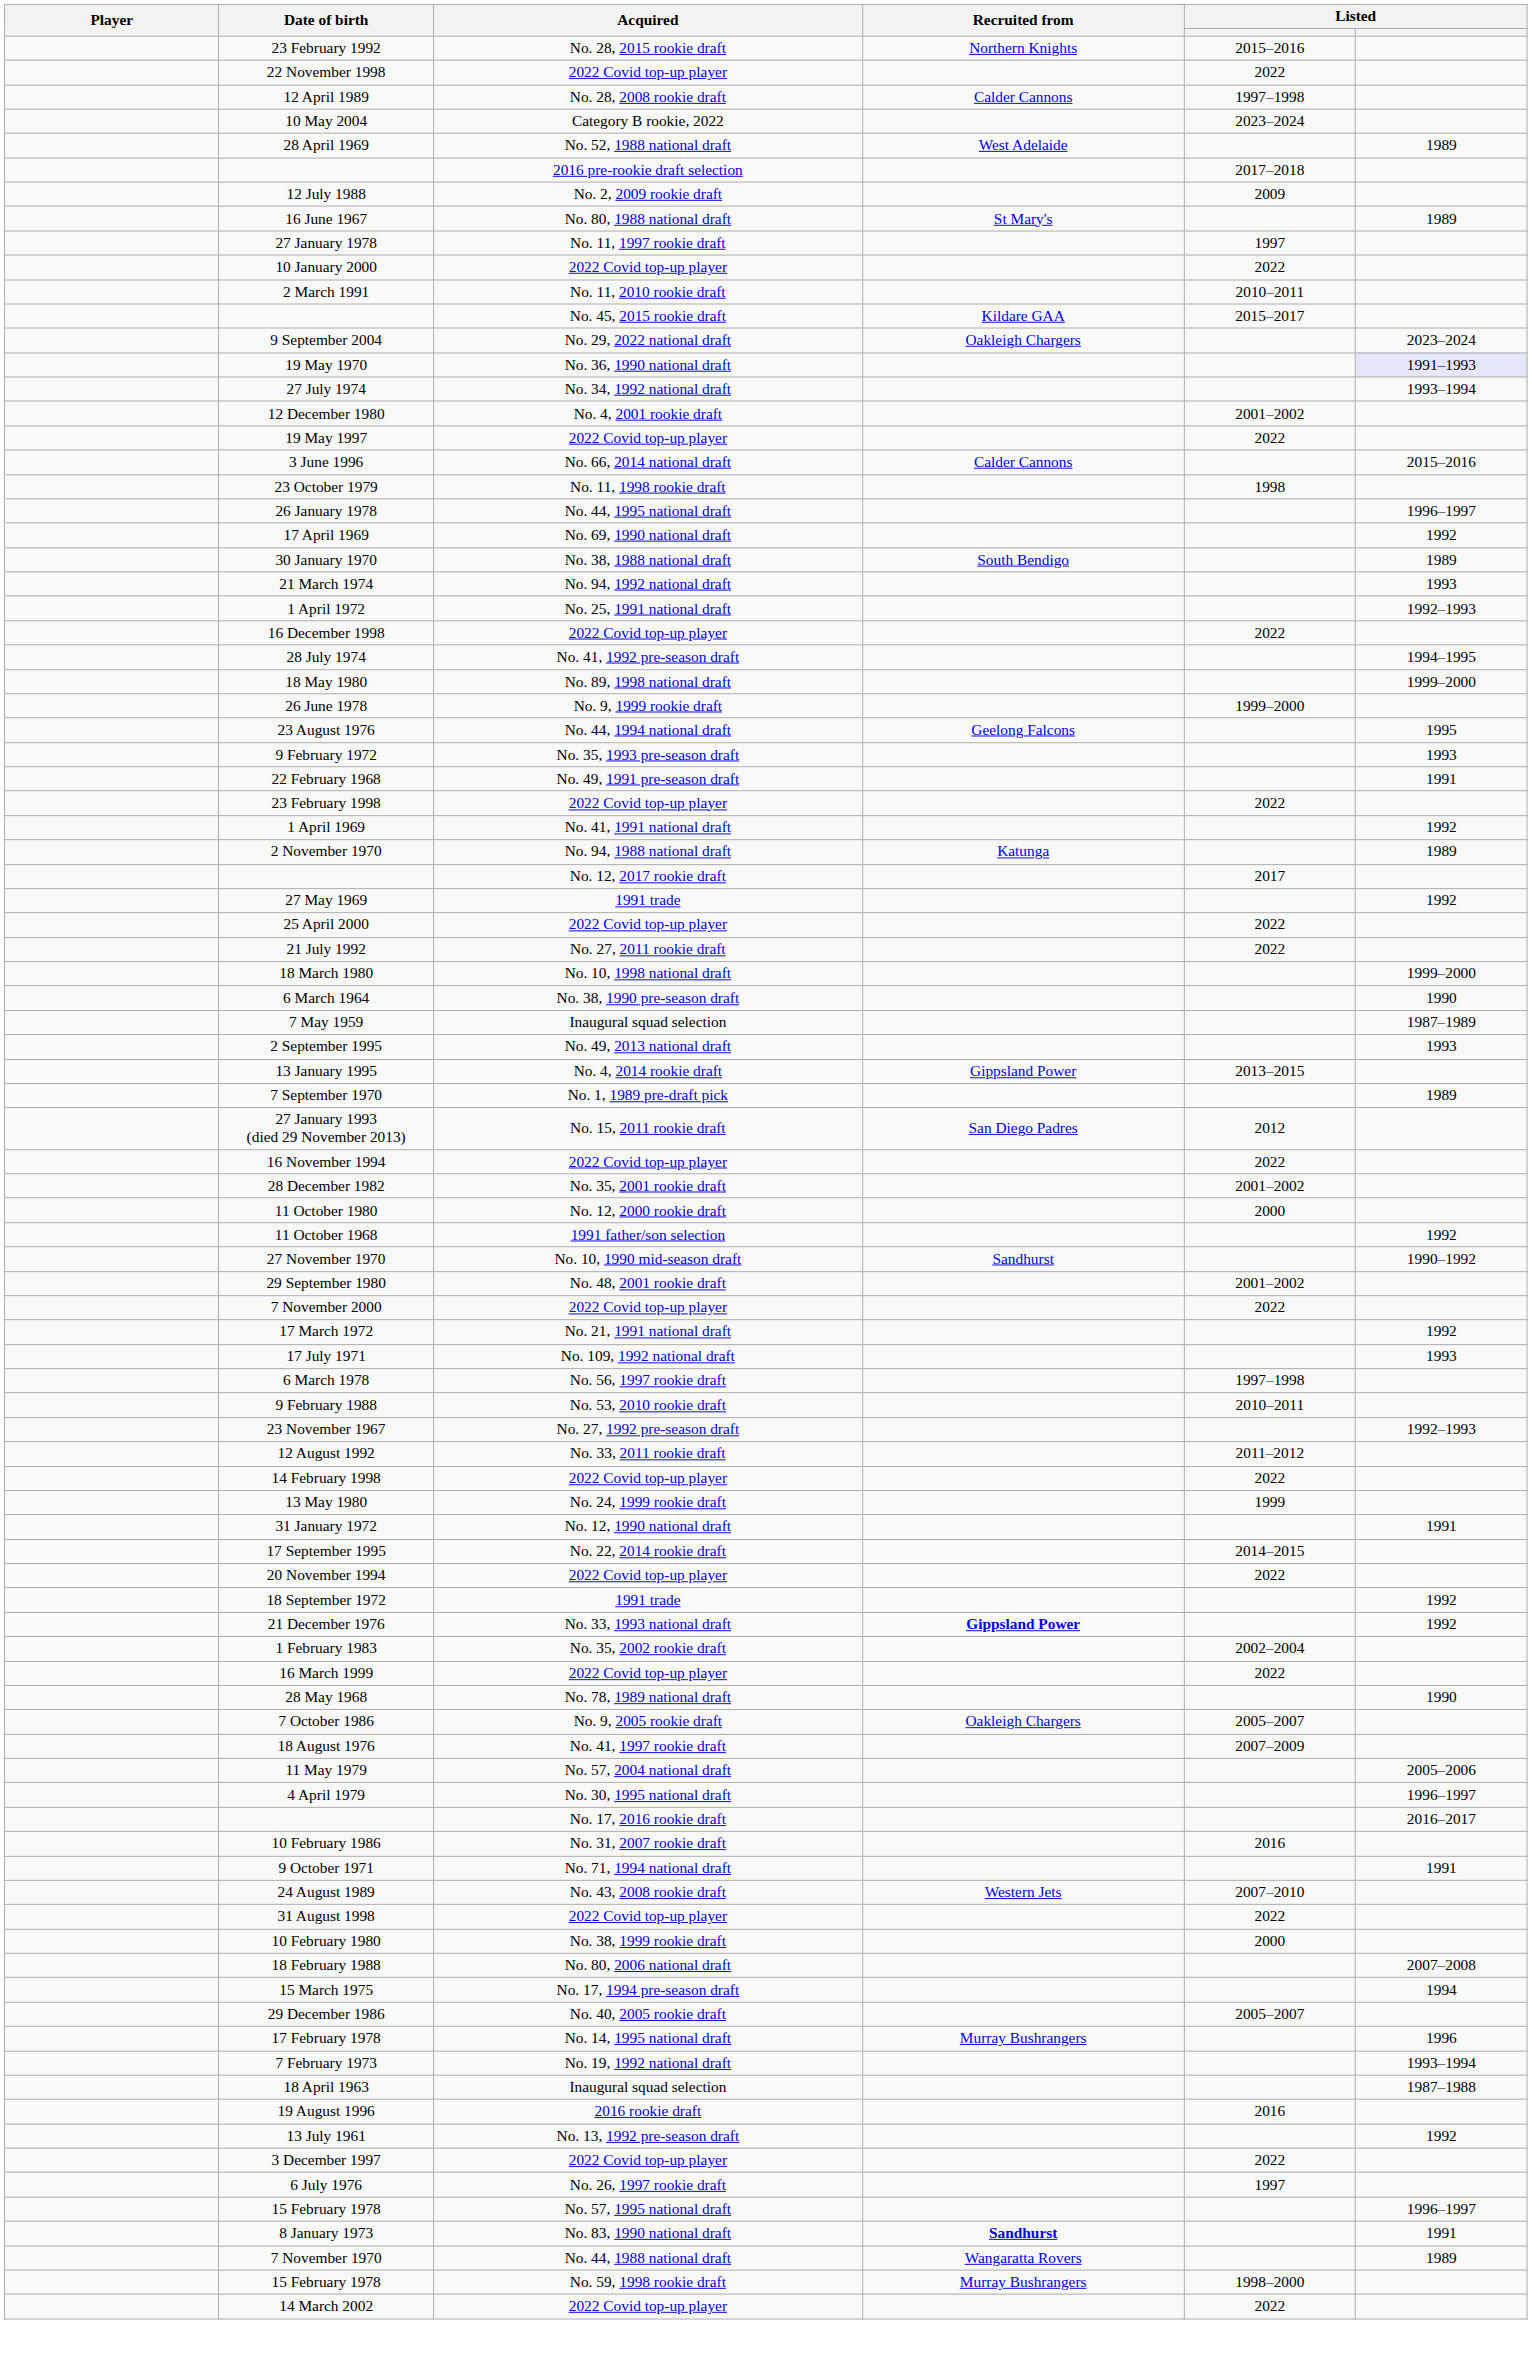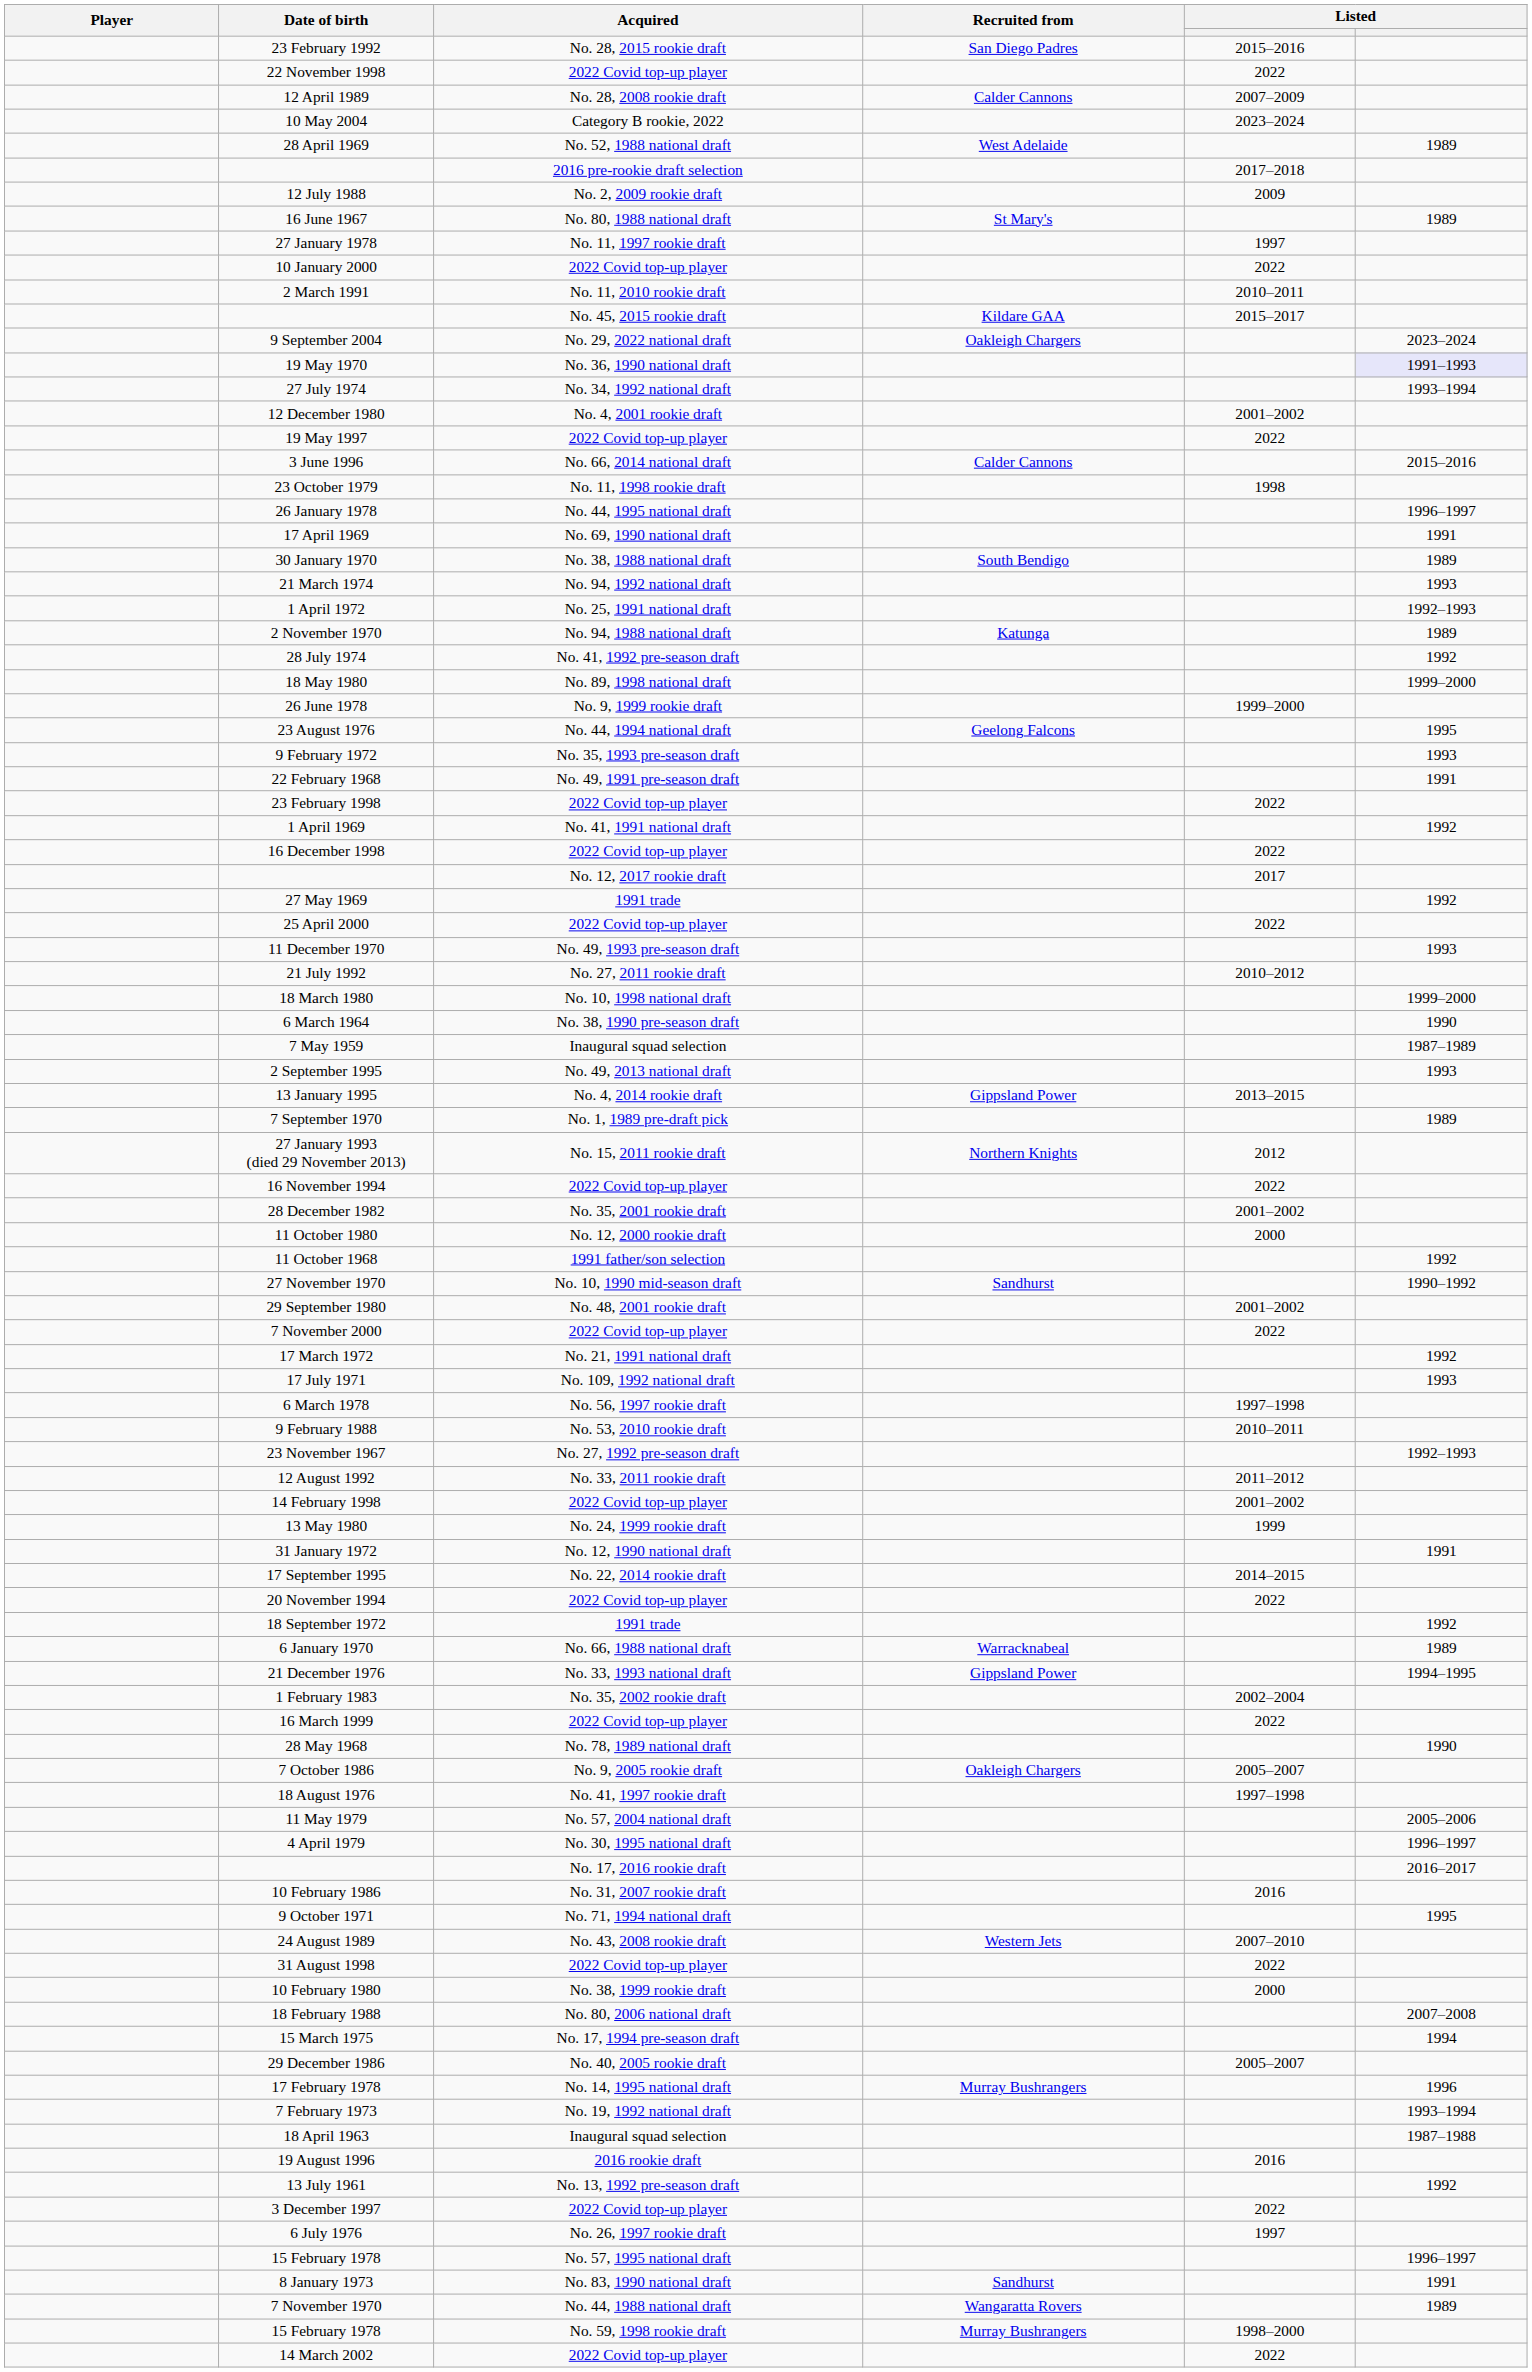(1023, 48) Northern Knights -> (1023, 48) San Diego Padres
(1270, 96) 1997–1998 -> (1270, 96) 2007–2009
(1441, 535) 1992 -> (1441, 535) 1991
rows swapped: (326, 632) <-> (326, 851)
(1441, 657) 1994–1995 -> (1441, 657) 1992
+ row: (326, 949)
(1270, 949) 2022 -> (1270, 973) 2010–2012
(1023, 1128) San Diego Padres -> (1023, 1152) Northern Knights
(1270, 1478) 2022 -> (1270, 1502) 2001–2002
+ row: (326, 1648)
(1023, 1624) bold -> (1023, 1673) normal
(1441, 1624) 1992 -> (1441, 1673) 1994–1995
(1270, 1746) 2007–2009 -> (1270, 1794) 1997–1998
(1441, 1868) 1991 -> (1441, 1916) 1995
(1023, 2233) bold -> (1023, 2282) normal
